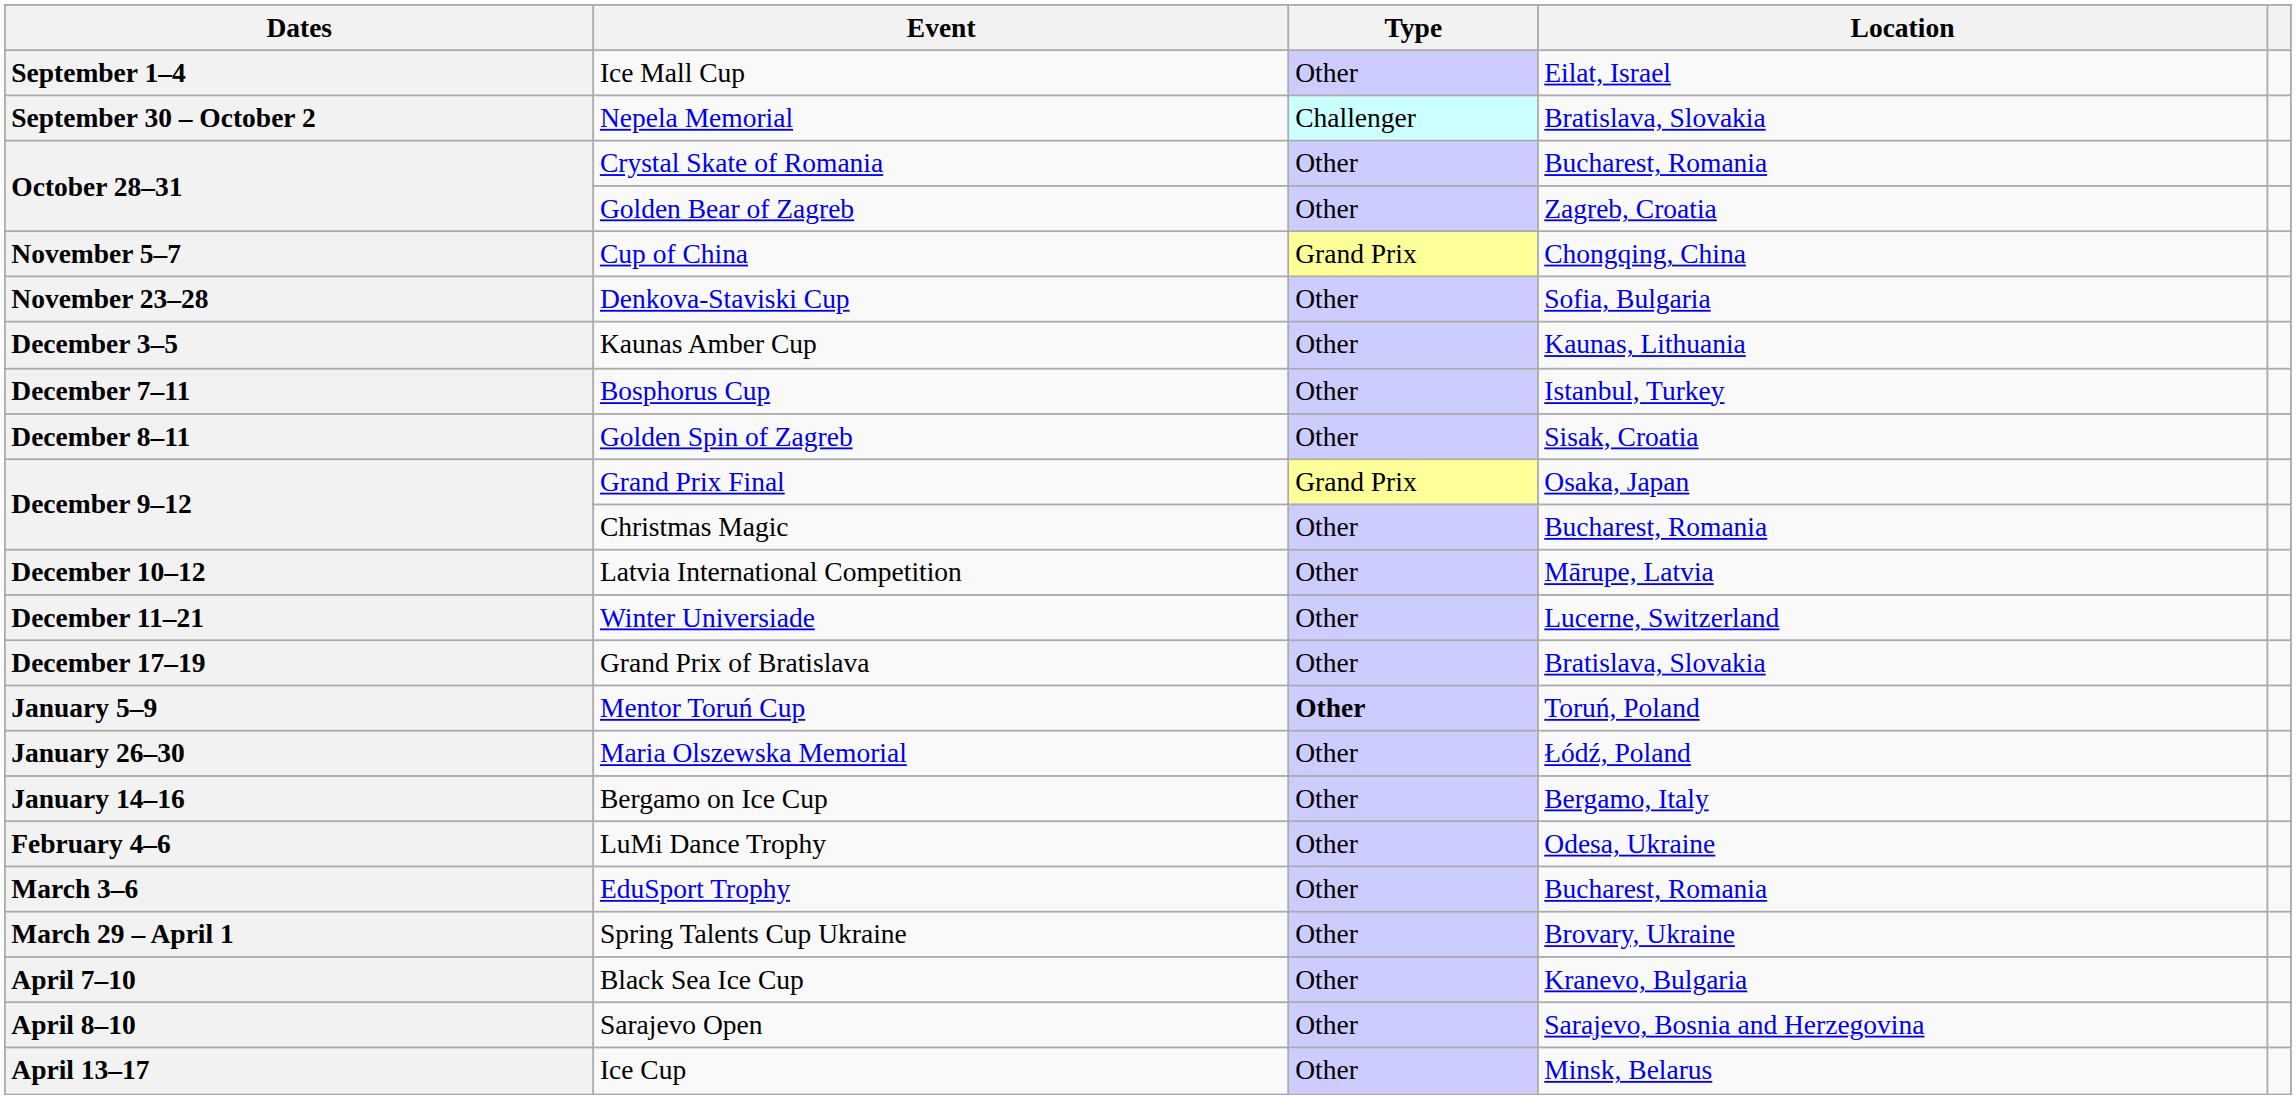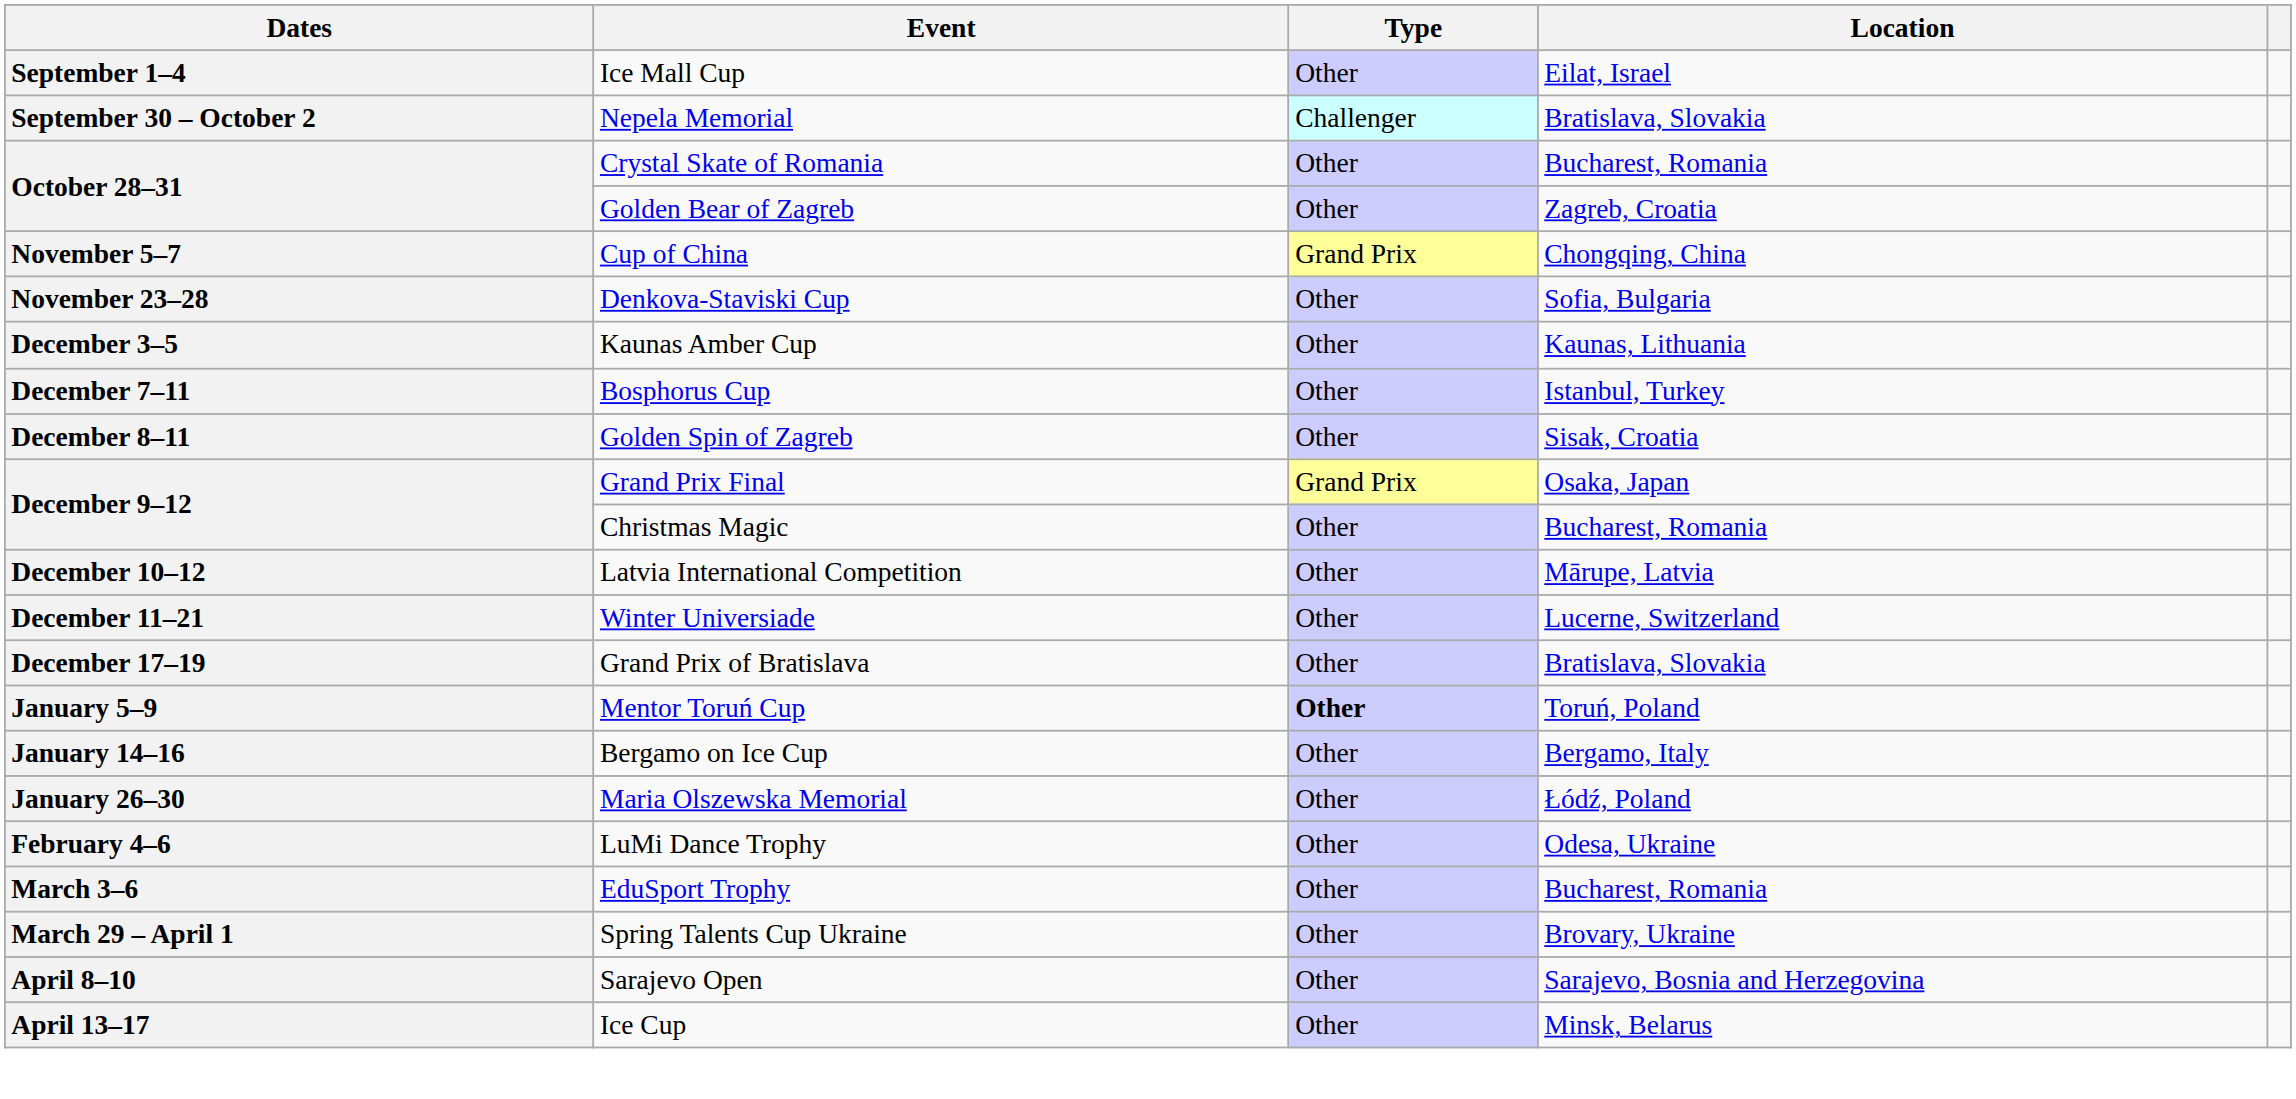rows swapped: (98, 798) <-> (98, 753)
- row: (74, 979)
